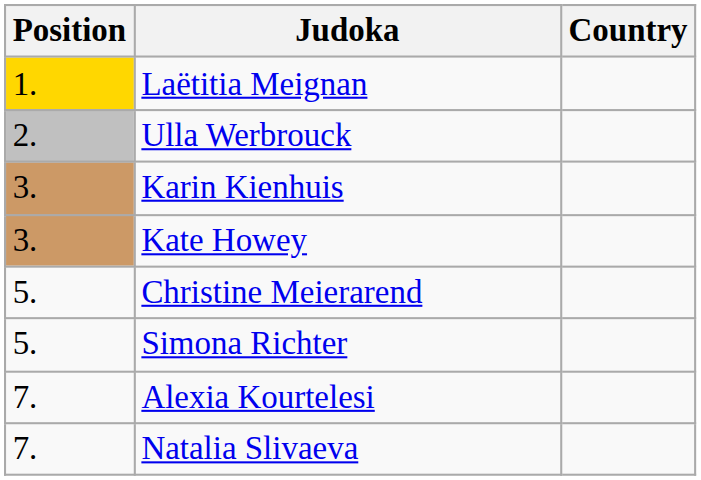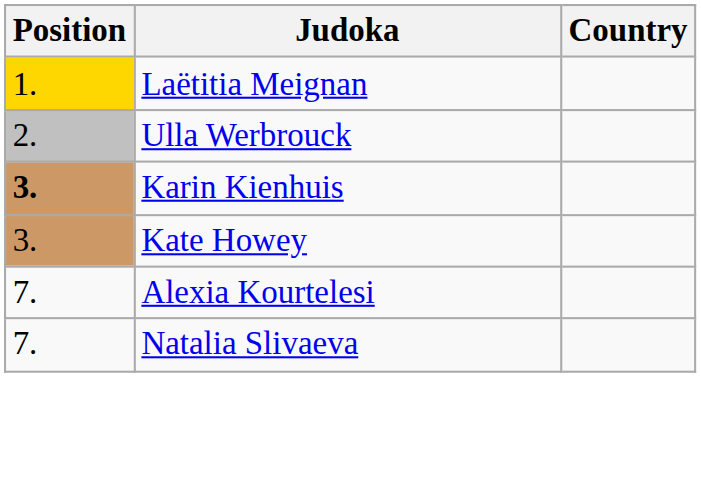(25, 187) normal -> (25, 187) bold
- row: (282, 291)
- row: (244, 344)
